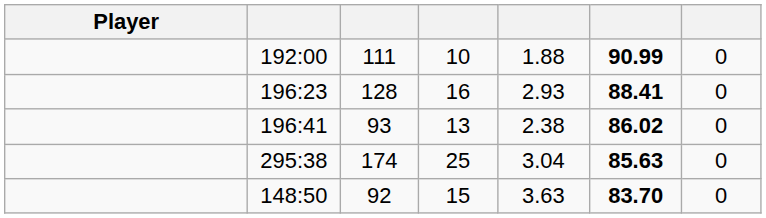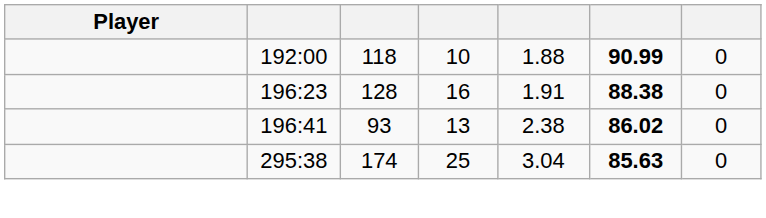(379, 56) 111 -> (379, 56) 118
(543, 91) 2.93 -> (543, 91) 1.91
(636, 91) 88.41 -> (636, 91) 88.38
- row: (294, 195)
